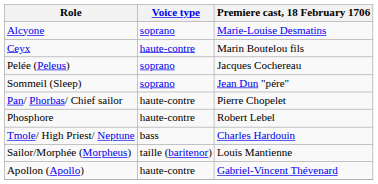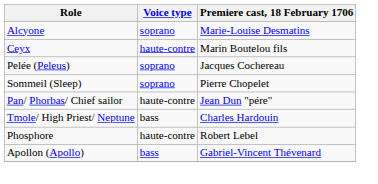(253, 83) Jean Dun "pére" -> (235, 83) Pierre Chopelet
(251, 100) Pierre Chopelet -> (236, 100) Jean Dun "pére"
rows swapped: (71, 135) <-> (30, 118)
- row: (69, 153)
(167, 170) haute-contre -> (149, 153) bass
